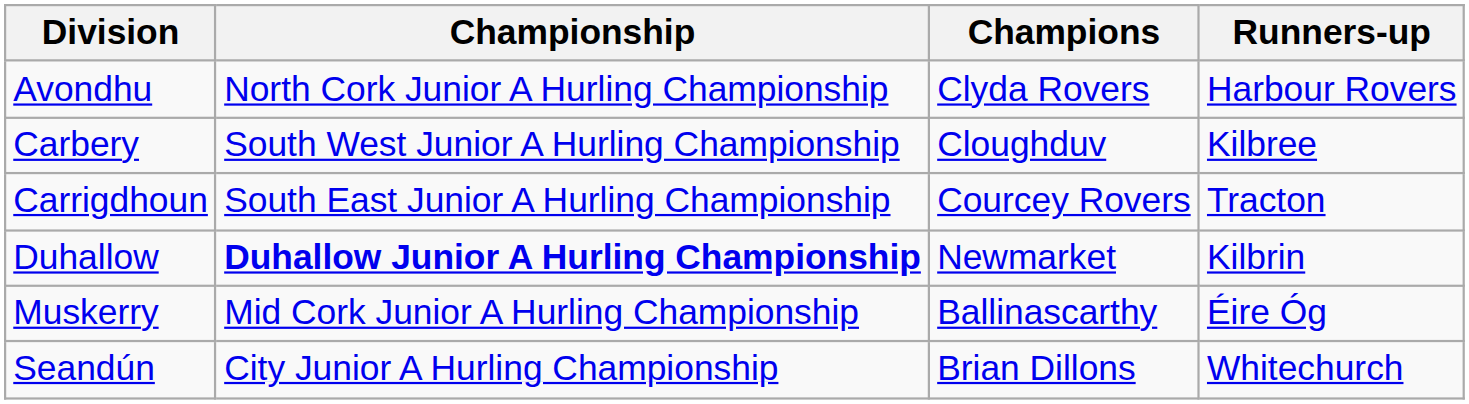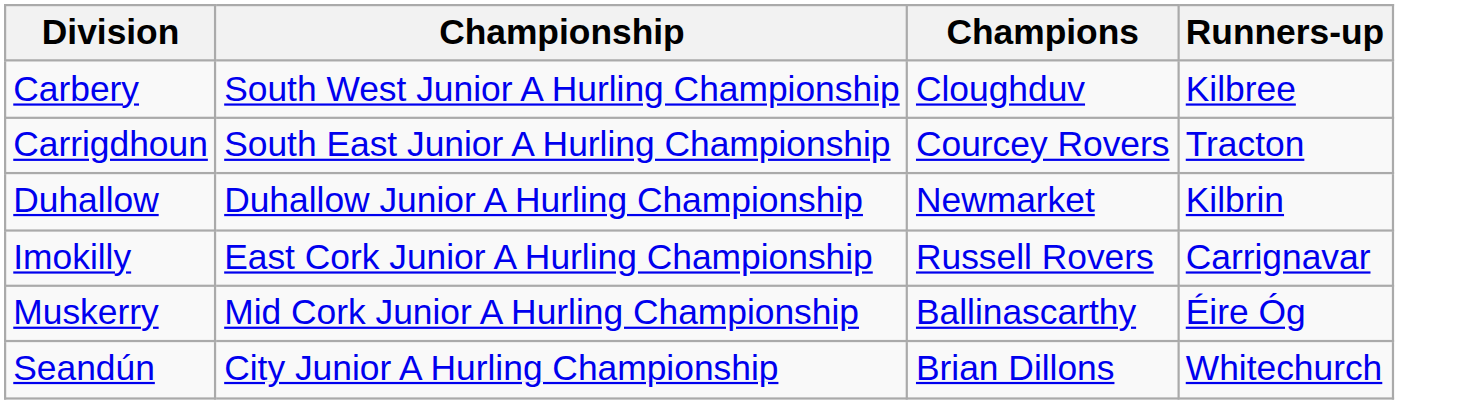- row: (83, 88)
(573, 256) bold -> (544, 200) normal
+ row: (72, 256)
